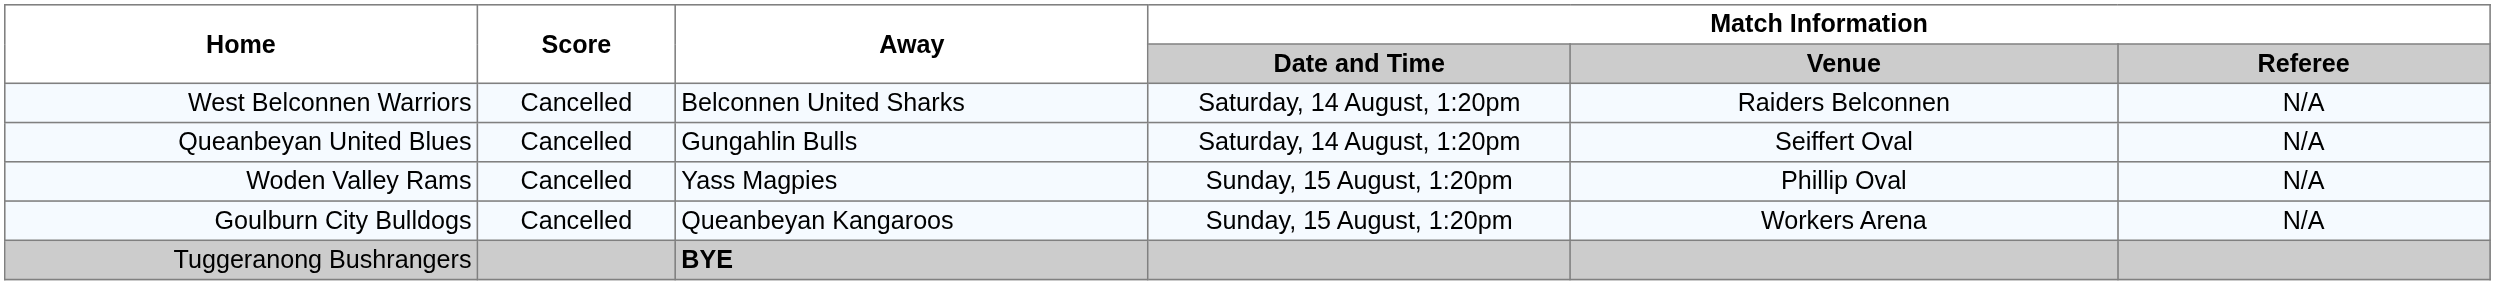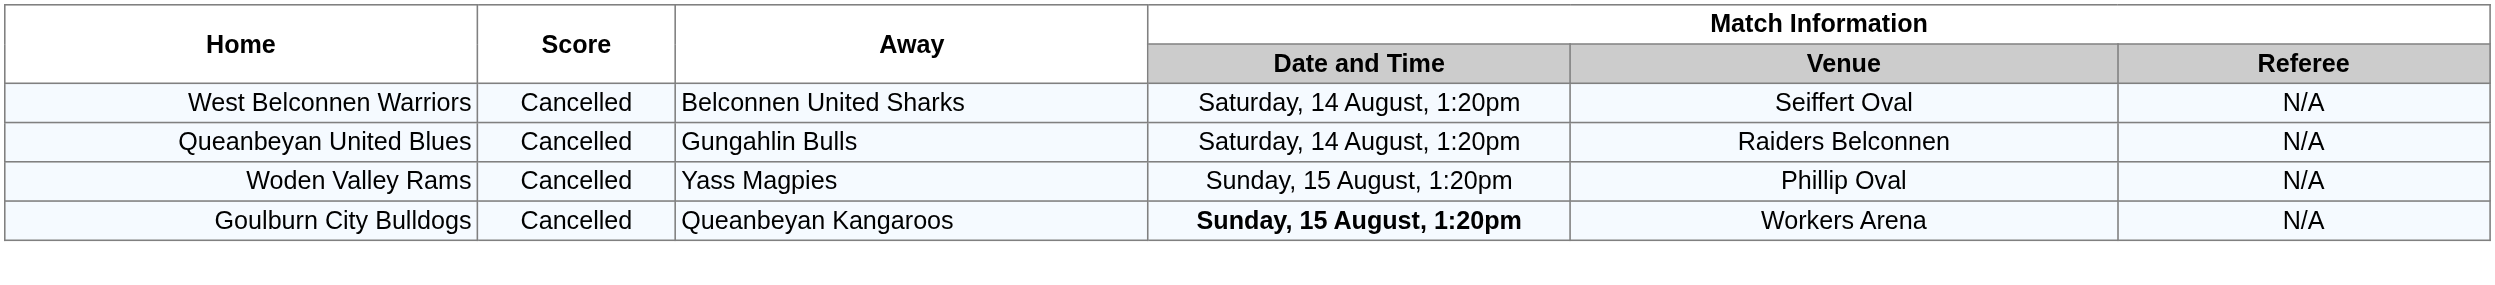(1844, 102) Raiders Belconnen -> (1844, 102) Seiffert Oval
(1844, 141) Seiffert Oval -> (1844, 141) Raiders Belconnen
(1359, 220) normal -> (1359, 220) bold
- row: (323, 259)
